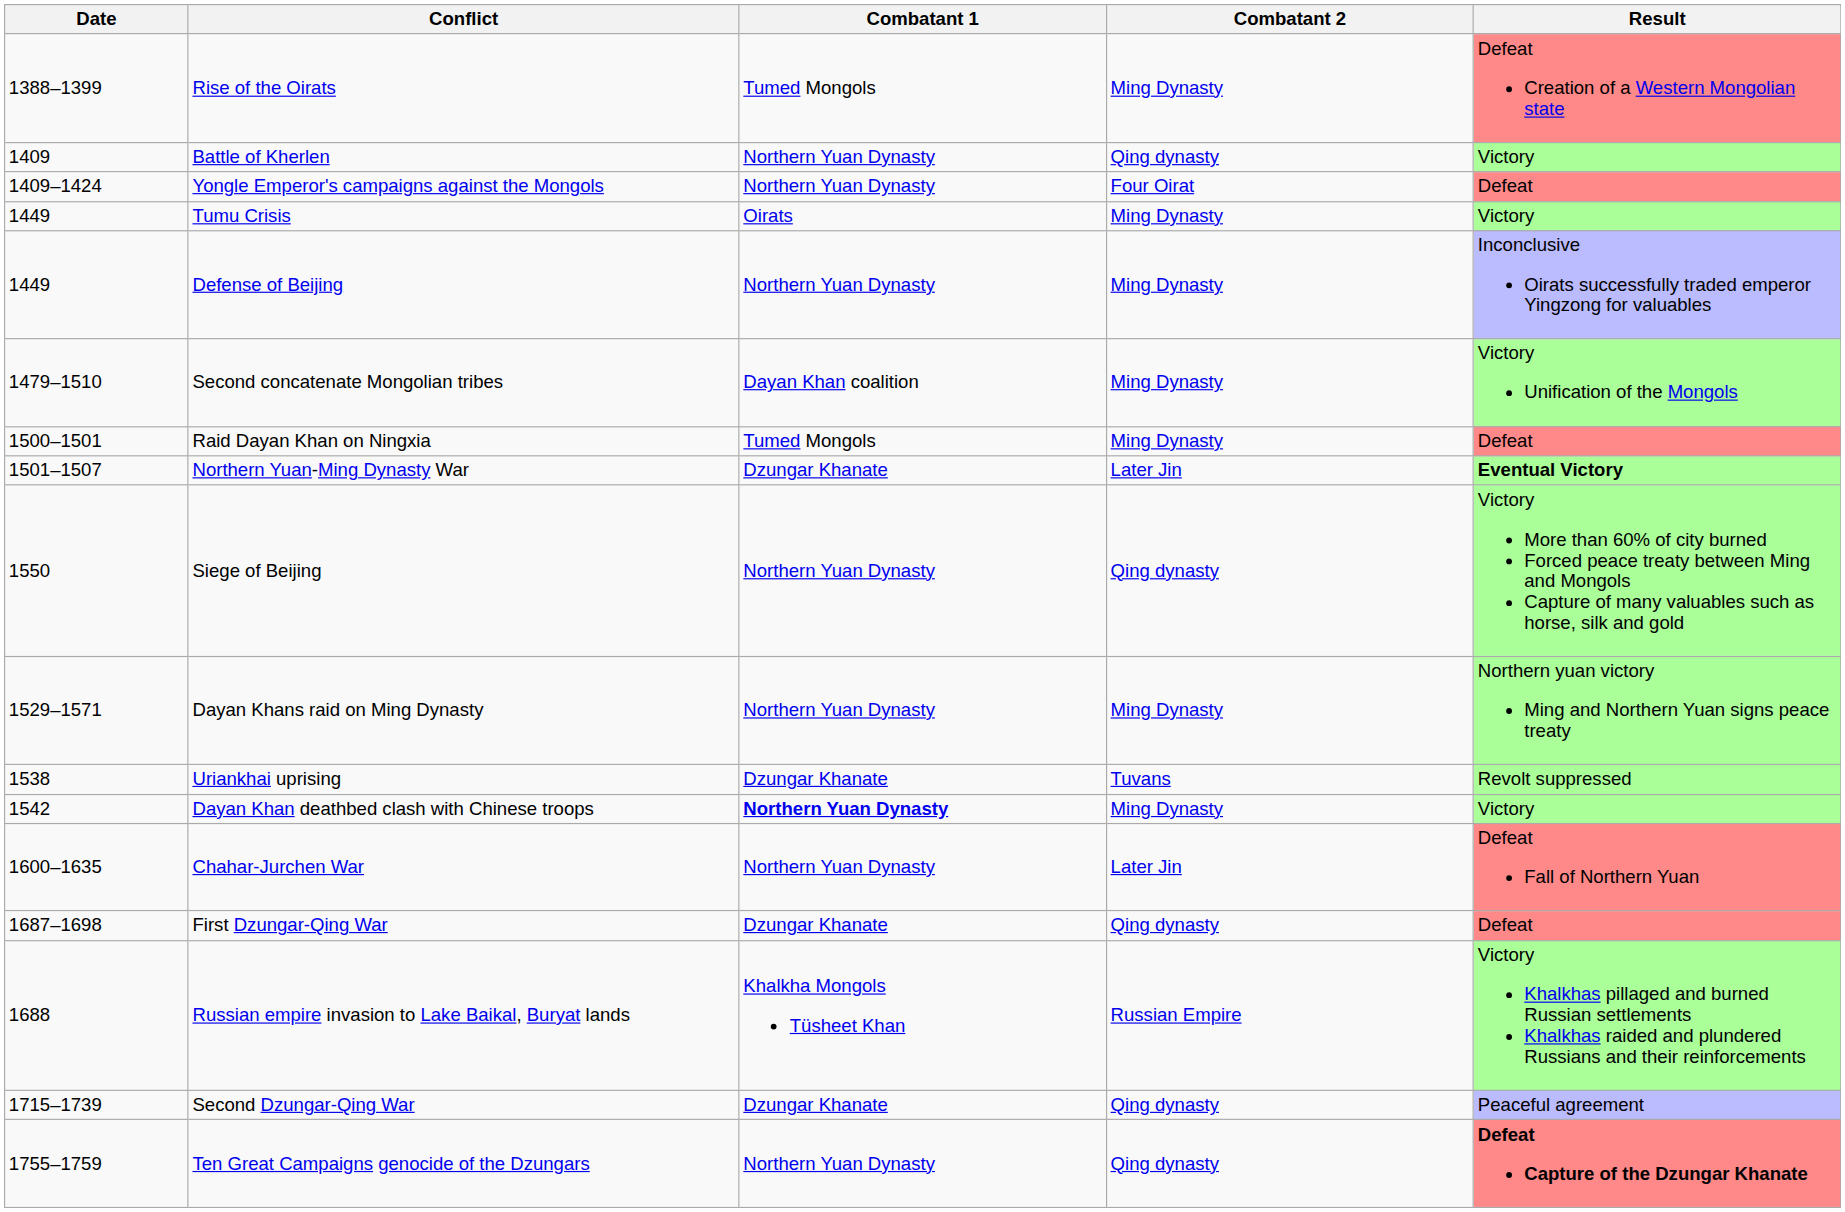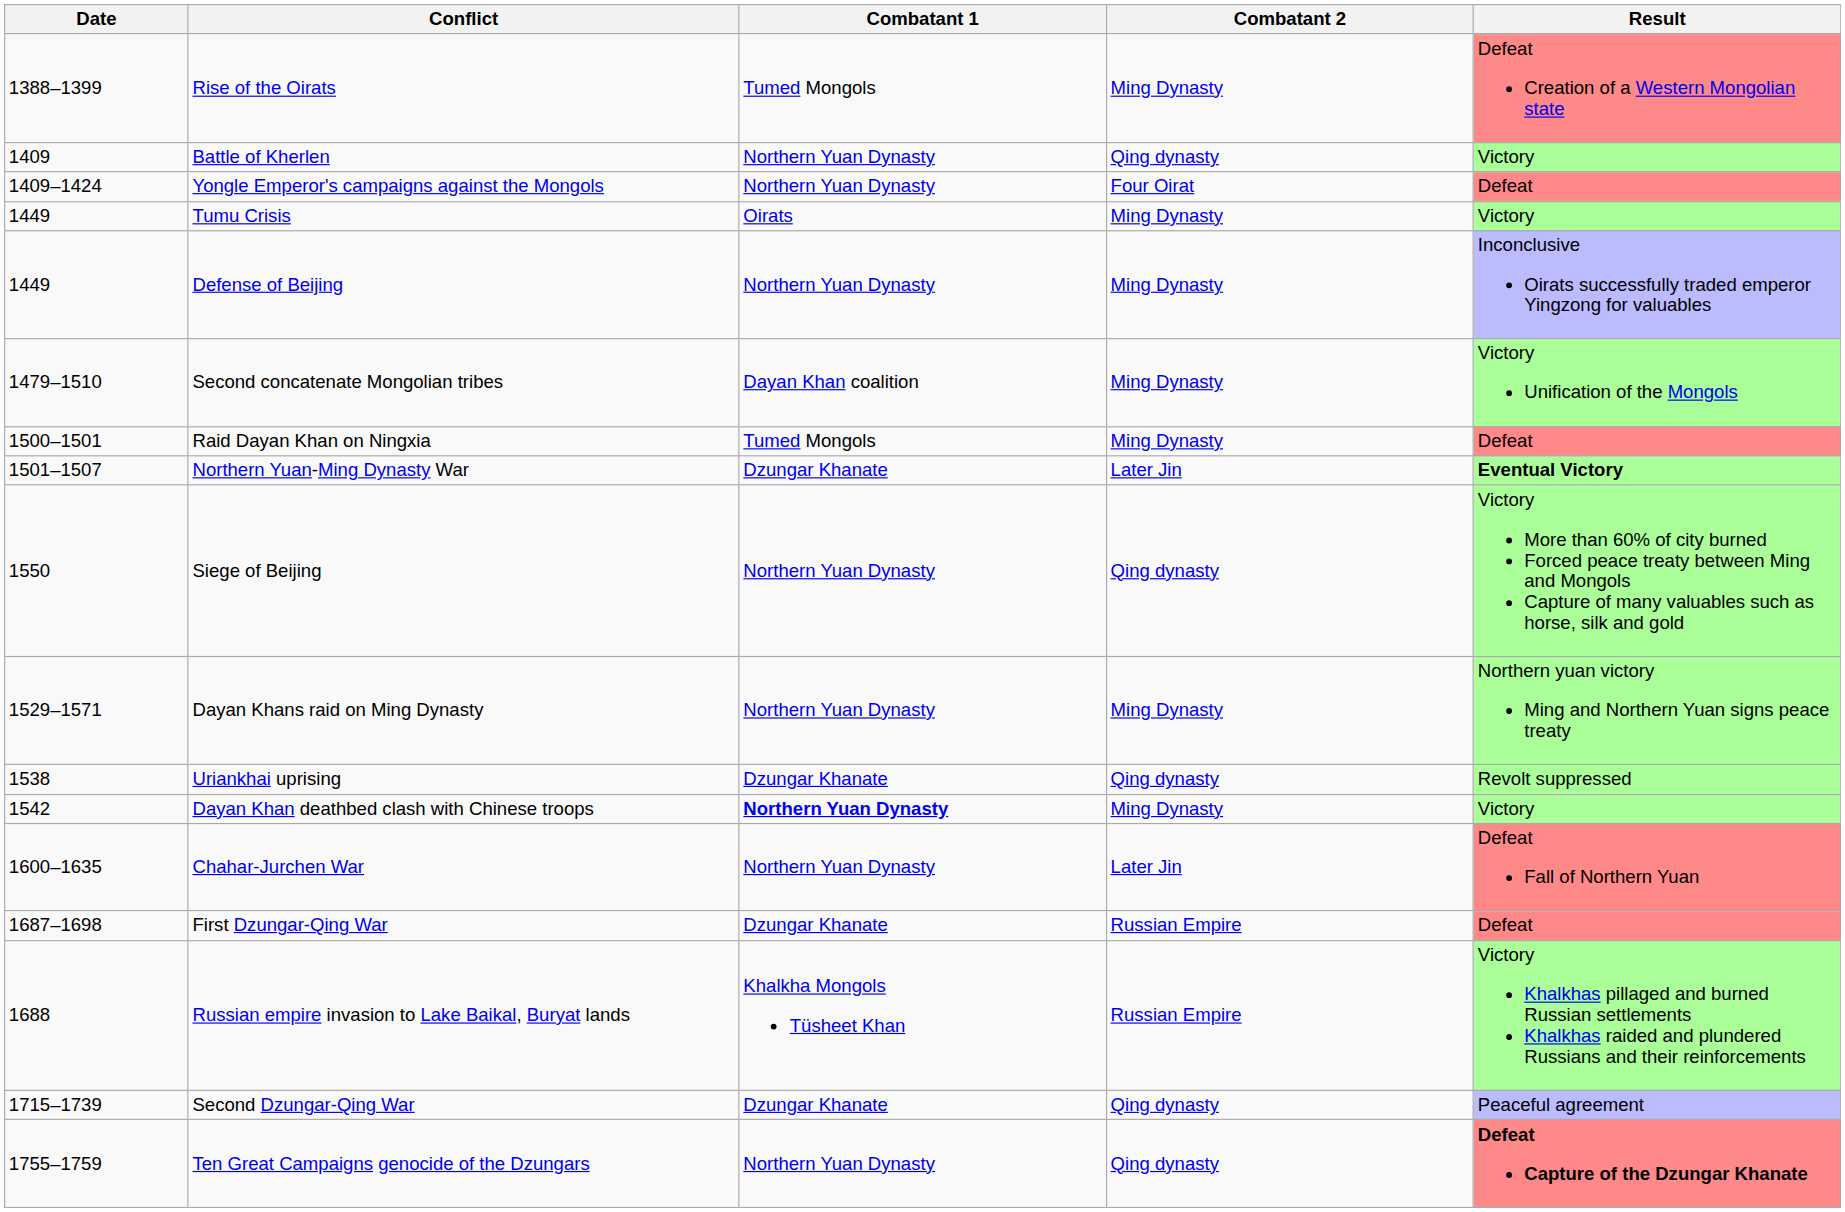(1141, 779) Tuvans -> (1165, 779) Qing dynasty
(1165, 925) Qing dynasty -> (1176, 925) Russian Empire
